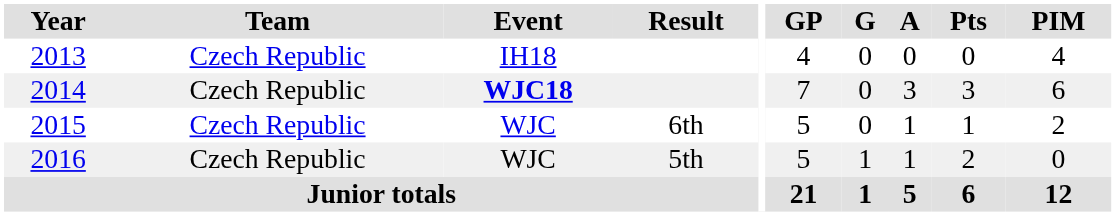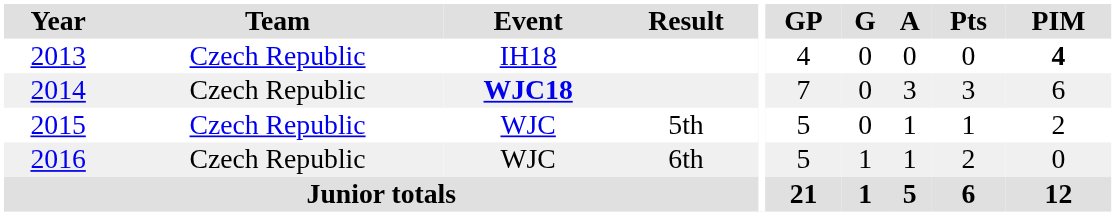(1058, 55) normal -> (1058, 55) bold
(686, 124) 6th -> (686, 124) 5th
(686, 159) 5th -> (686, 159) 6th
